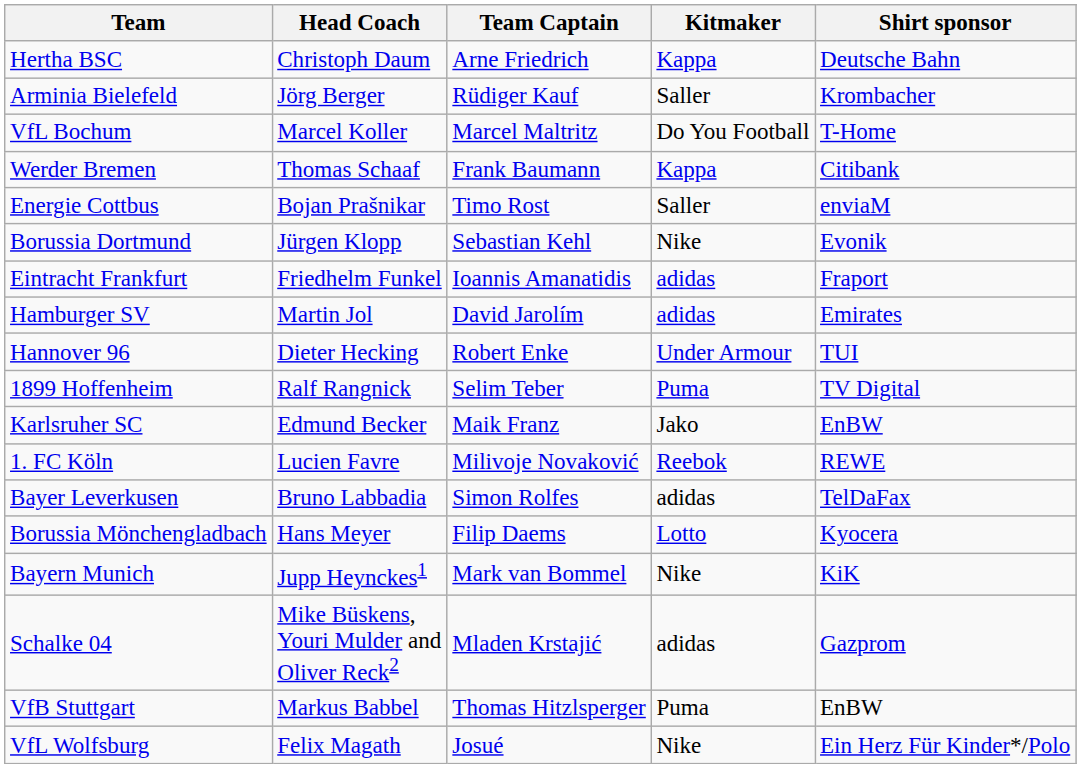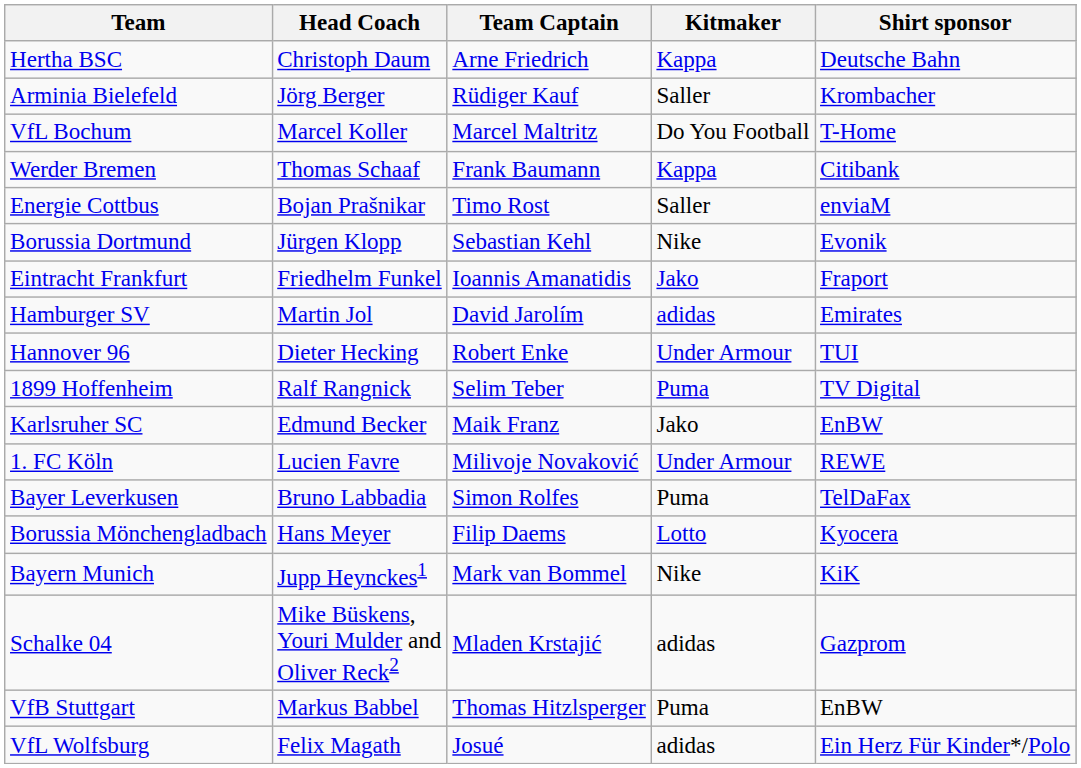(686, 278) adidas -> (678, 278) Jako
(692, 461) Reebok -> (724, 461) Under Armour
(686, 497) adidas -> (683, 497) Puma
(679, 744) Nike -> (686, 744) adidas
